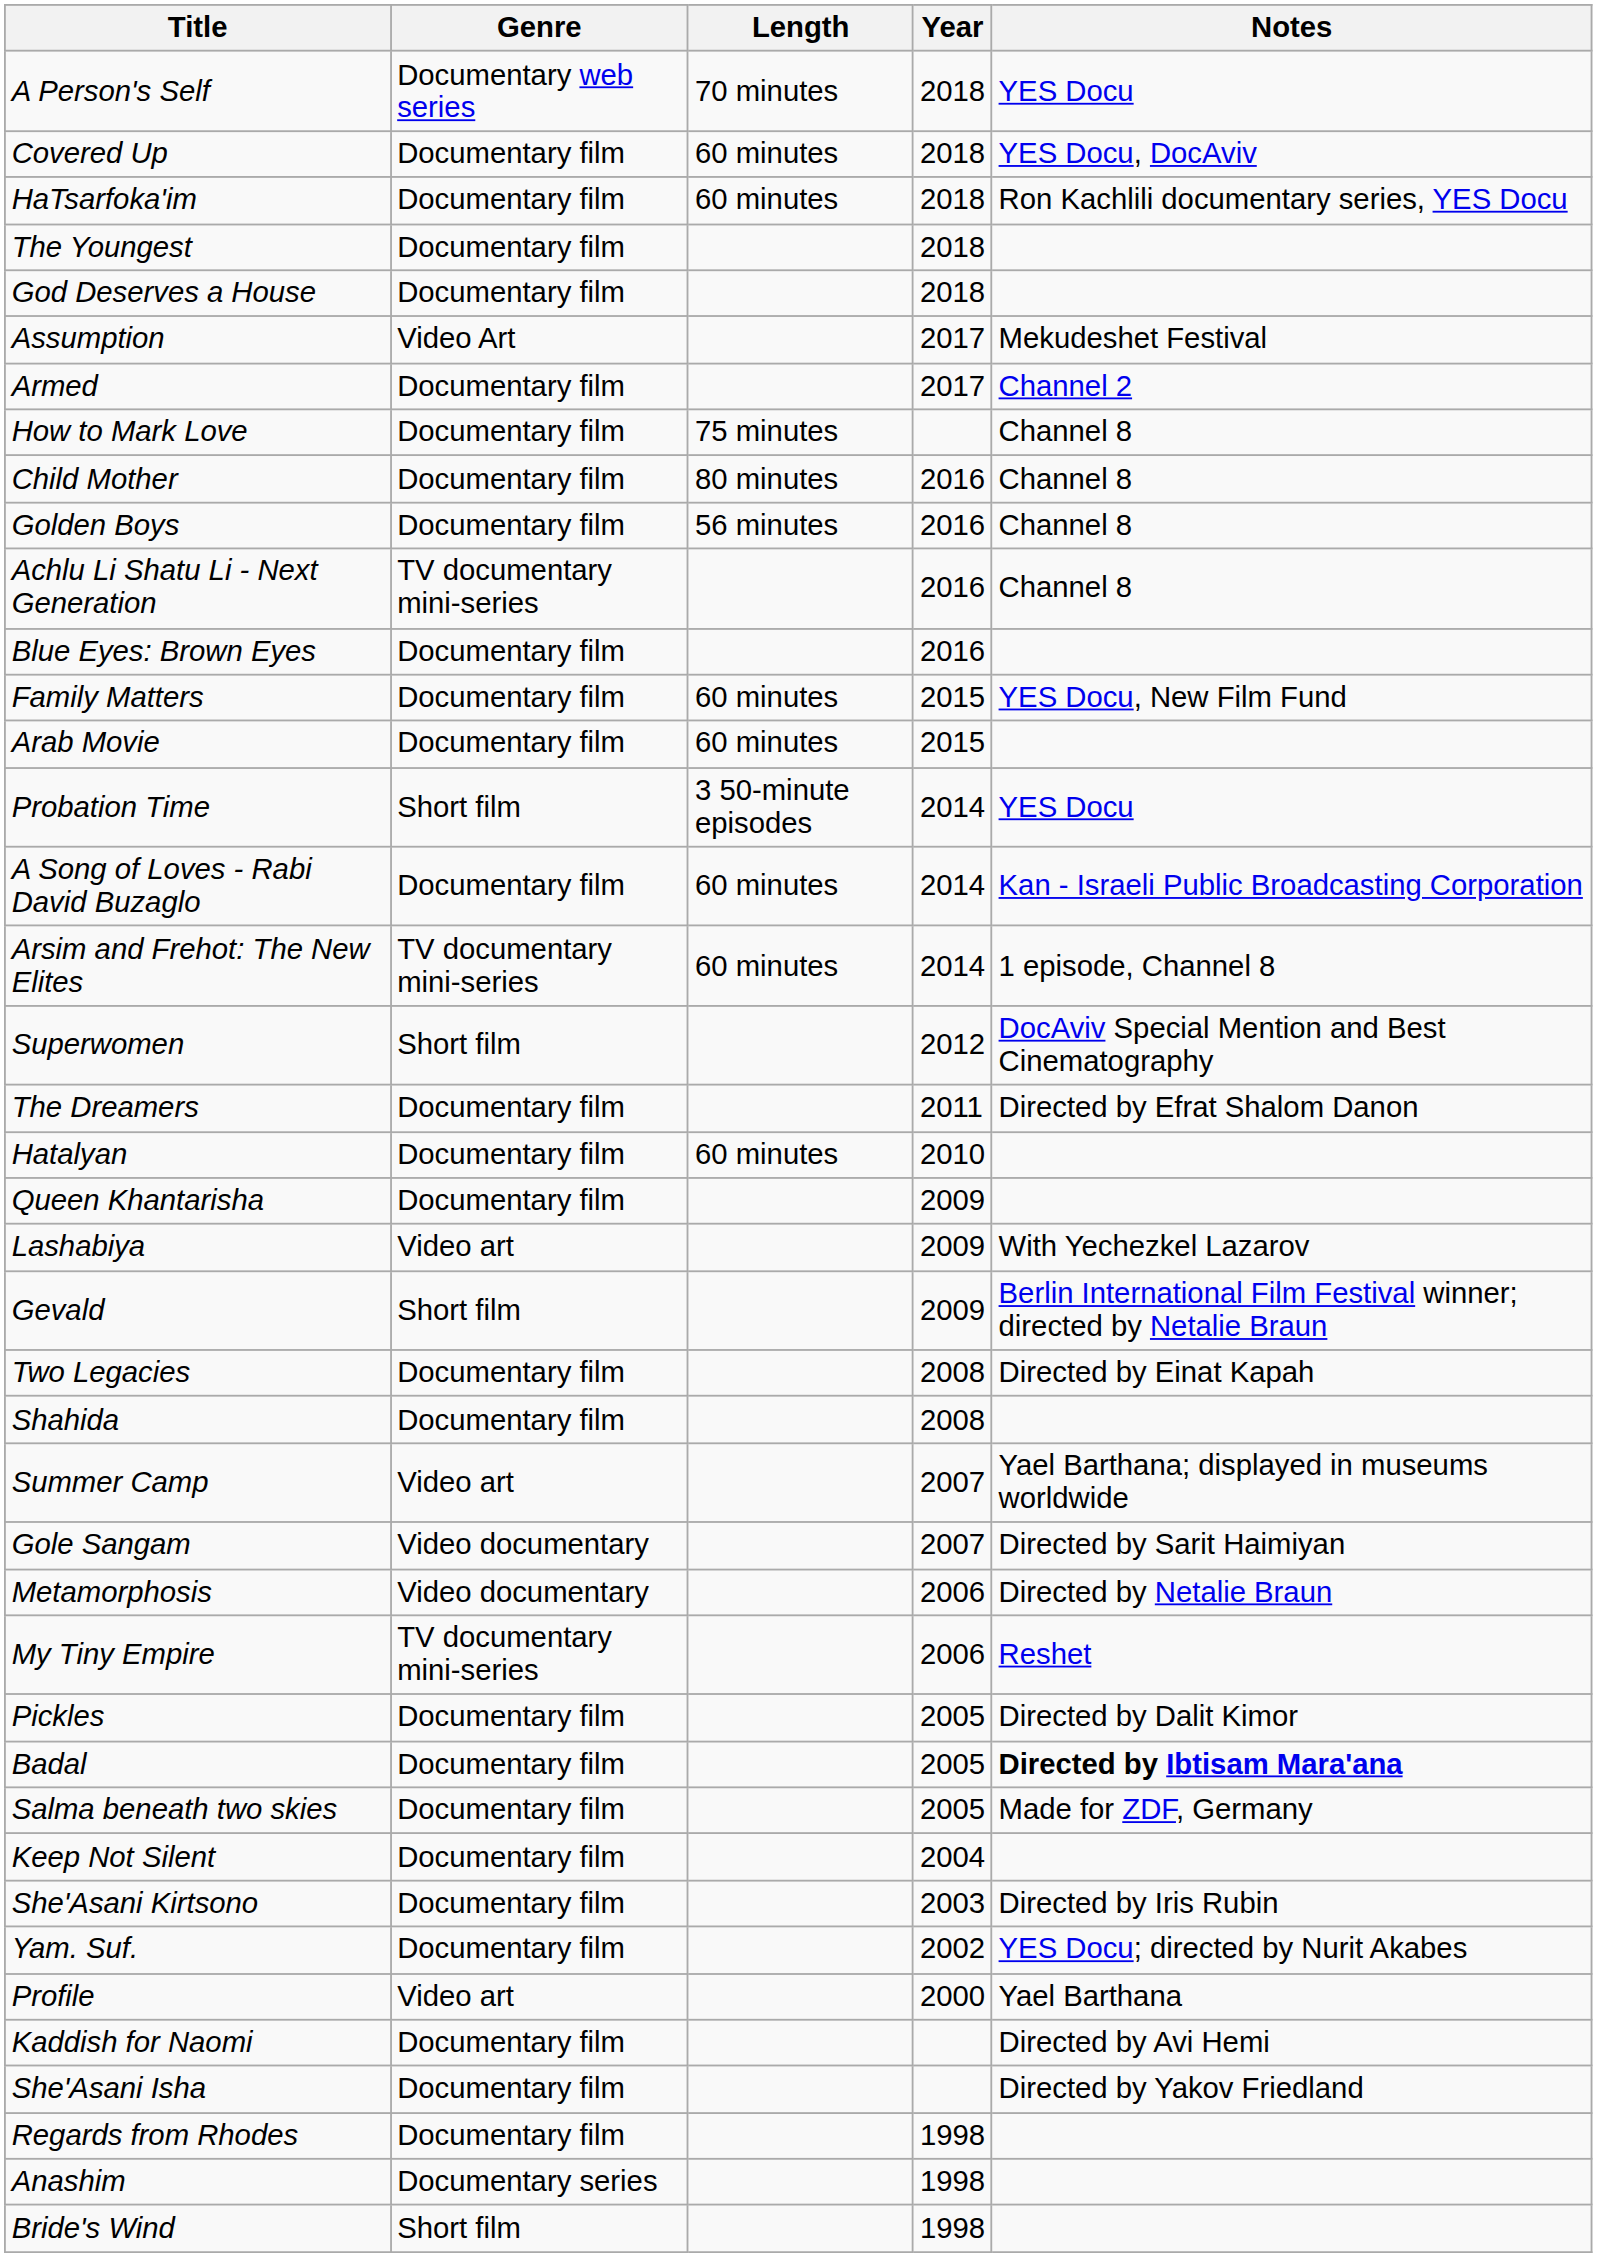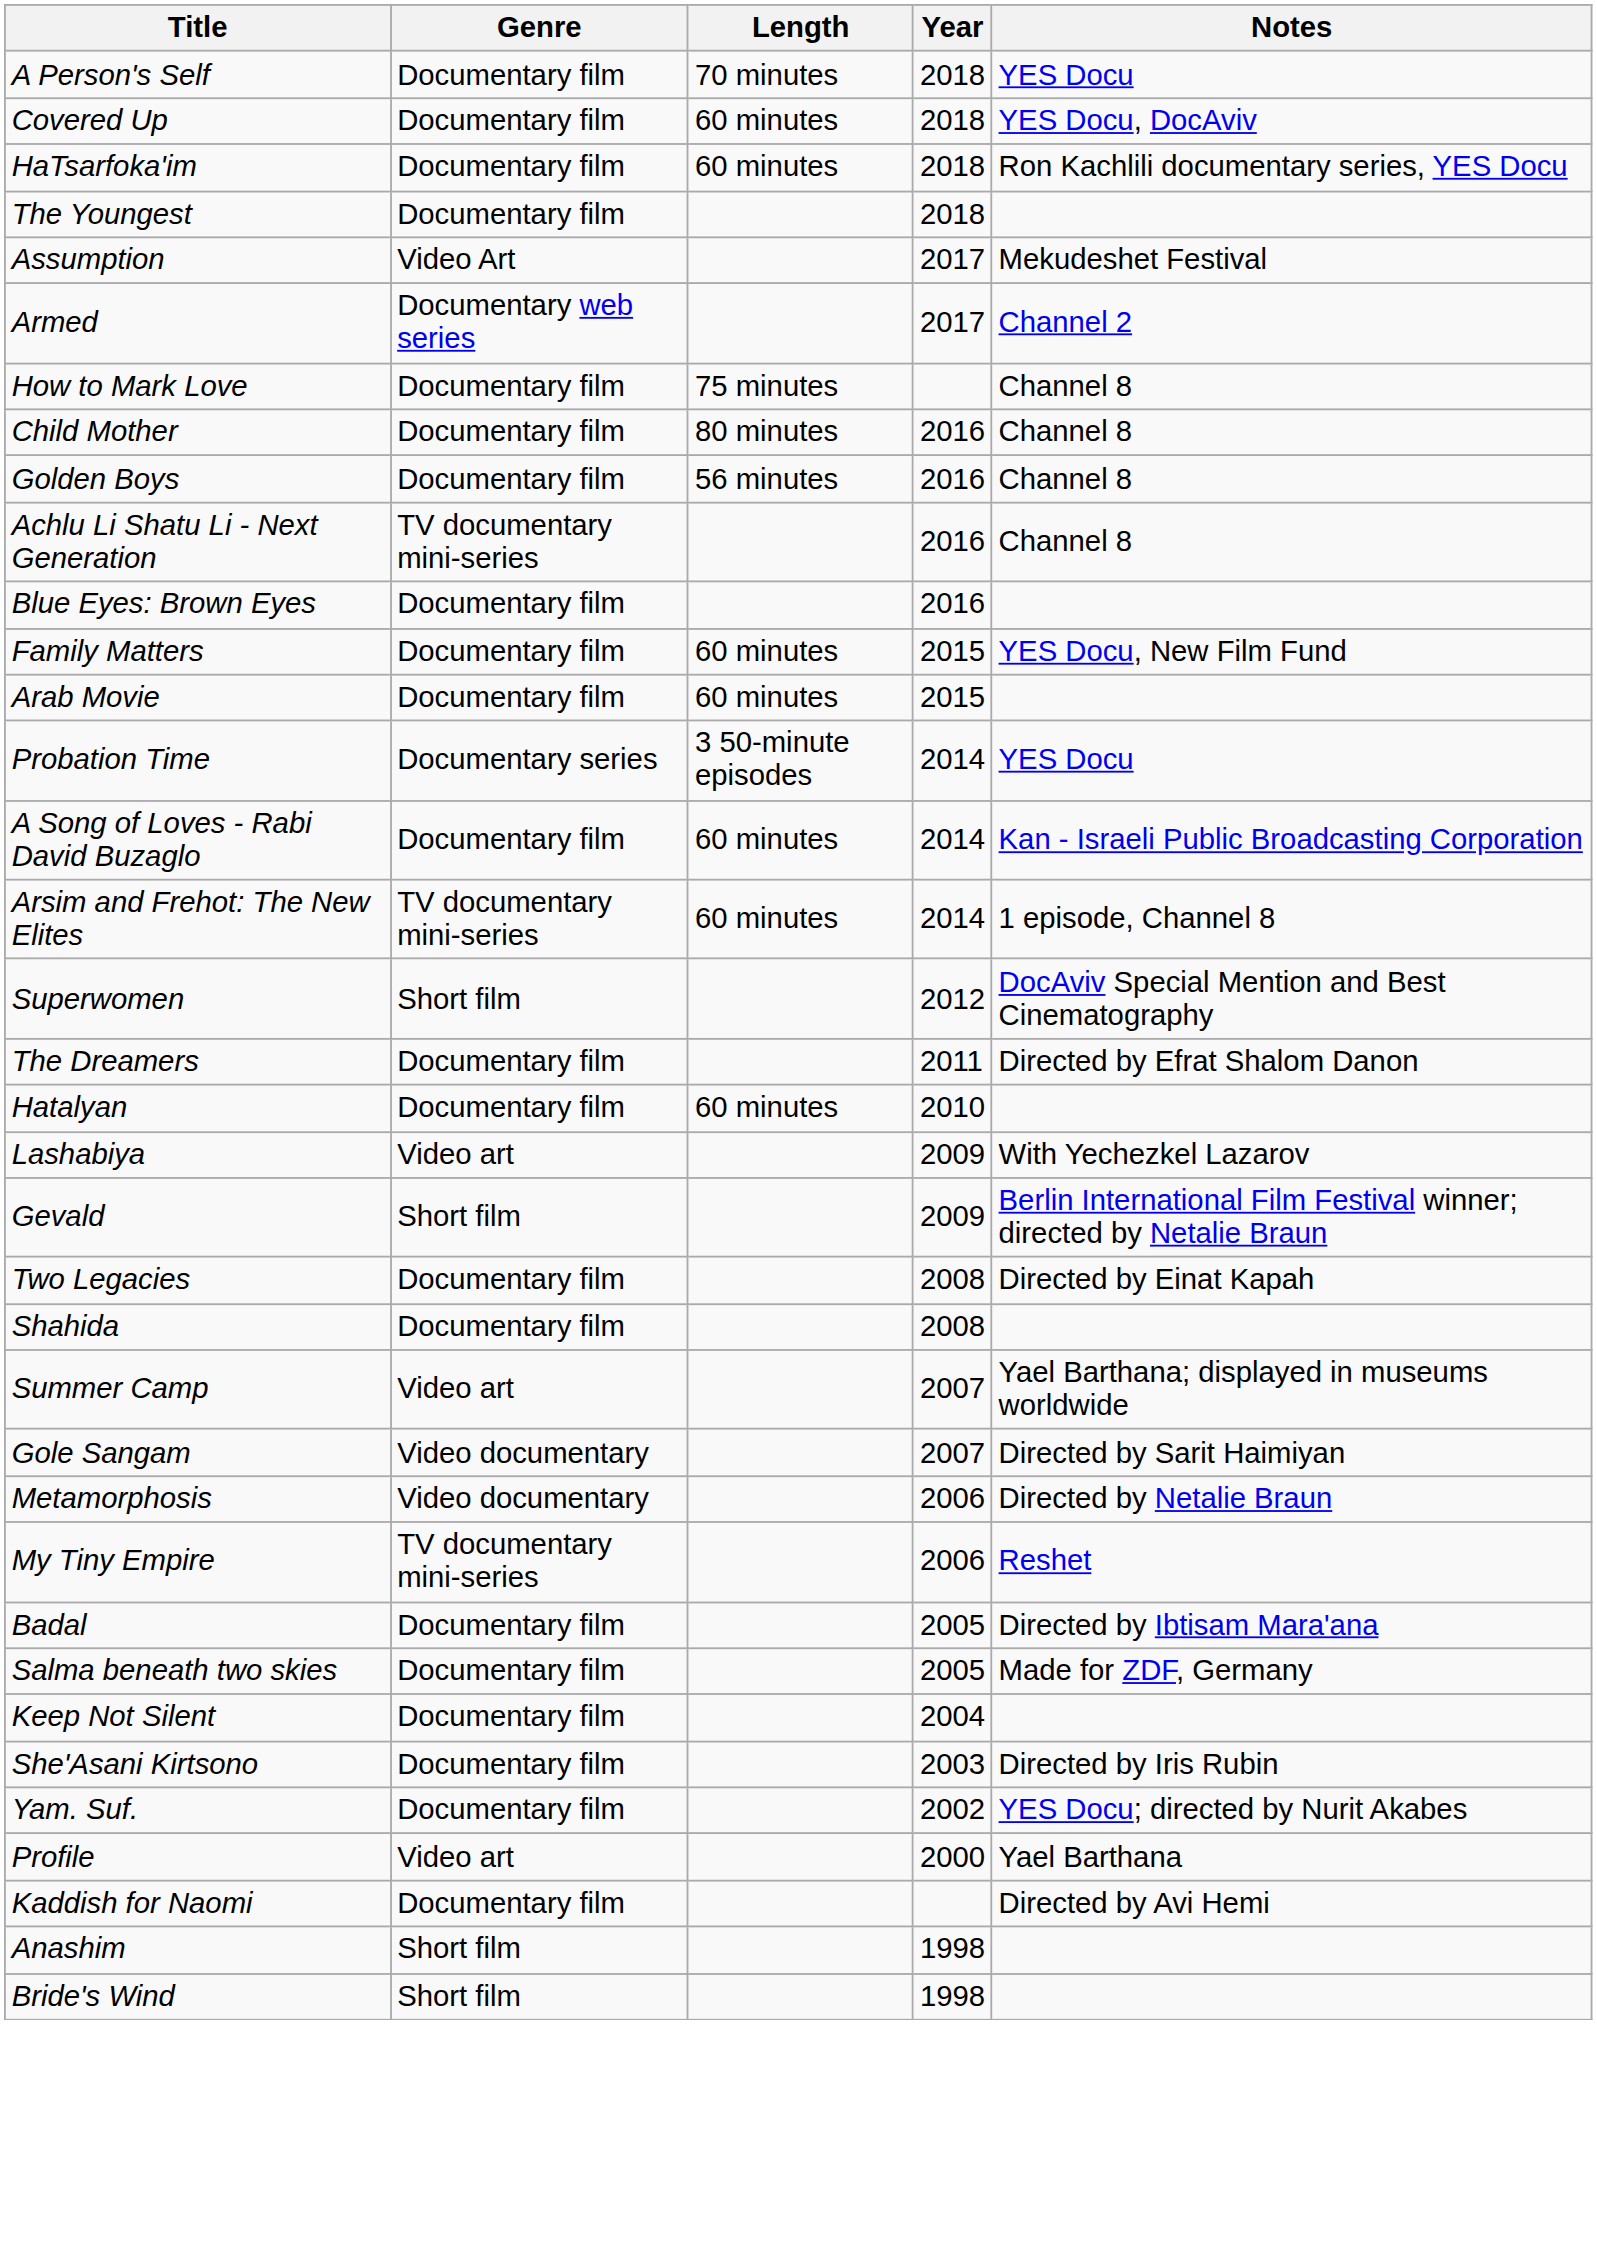(515, 90) Documentary web series -> (511, 74) Documentary film
- row: (164, 292)
(511, 385) Documentary film -> (515, 322) Documentary web series
(459, 806) Short film -> (527, 760) Documentary series
- row: (138, 1200)
- row: (58, 1717)
(1201, 1763) bold -> (1189, 1624) normal
- row: (109, 2088)
- row: (155, 2135)
(527, 2181) Documentary series -> (459, 1949) Short film
